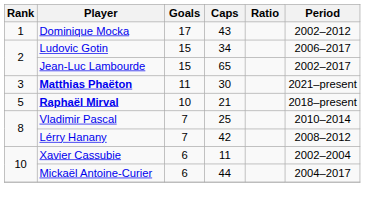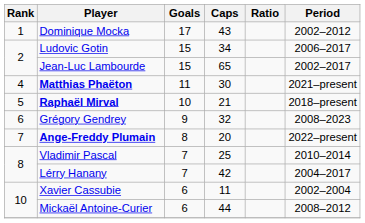(21, 84) 3 -> (21, 84) 4
+ row: (83, 119)
+ row: (97, 137)
(323, 137) 2008–2012 -> (323, 173) 2004–2017
(323, 173) 2004–2017 -> (323, 208) 2008–2012
